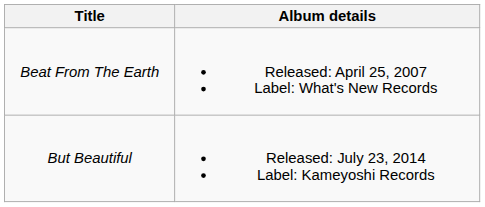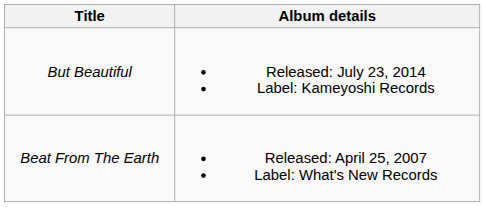rows swapped: (90, 71) <-> (90, 158)
